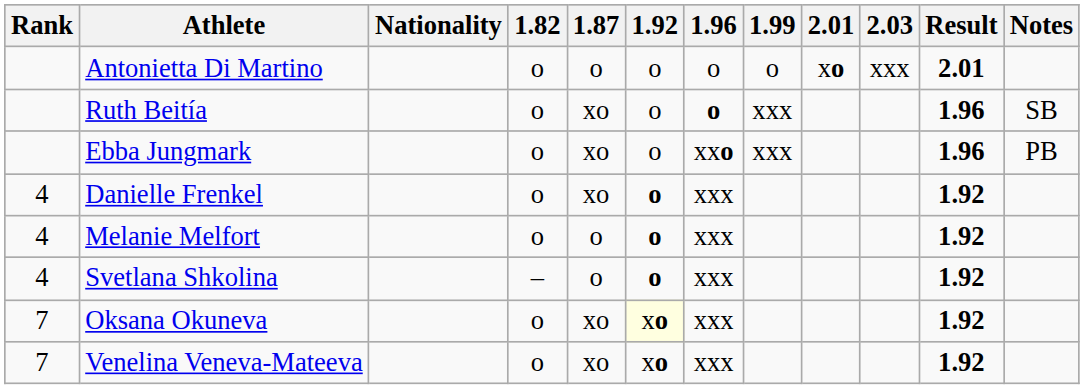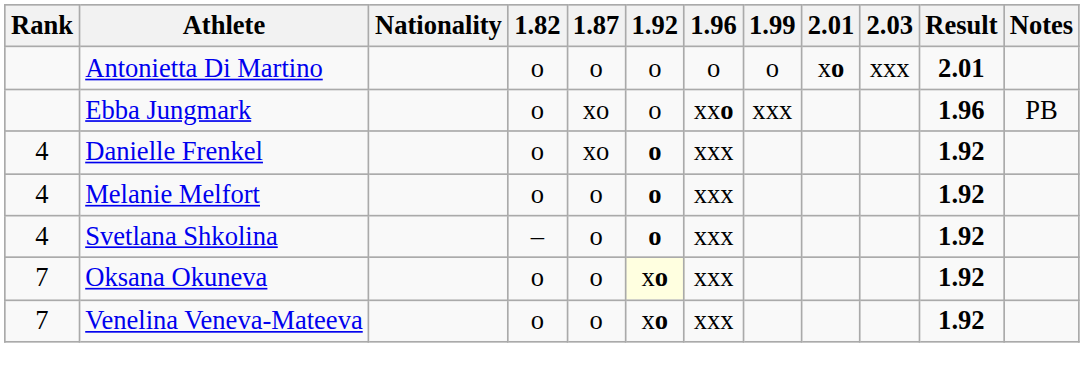- row: (146, 109)
(596, 320) xo -> (596, 278) o
(596, 362) xo -> (596, 320) o
